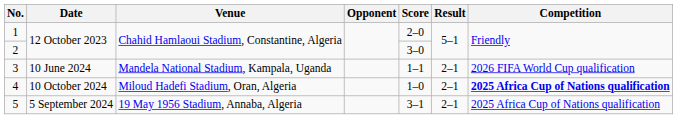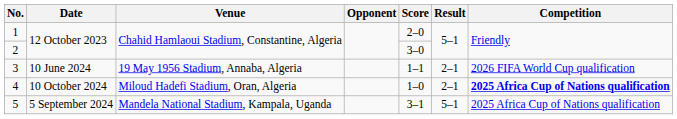(225, 68) Mandela National Stadium, Kampala, Uganda -> (210, 68) 19 May 1956 Stadium, Annaba, Algeria
(210, 104) 19 May 1956 Stadium, Annaba, Algeria -> (225, 104) Mandela National Stadium, Kampala, Uganda
(450, 104) 2–1 -> (450, 104) 5–1
